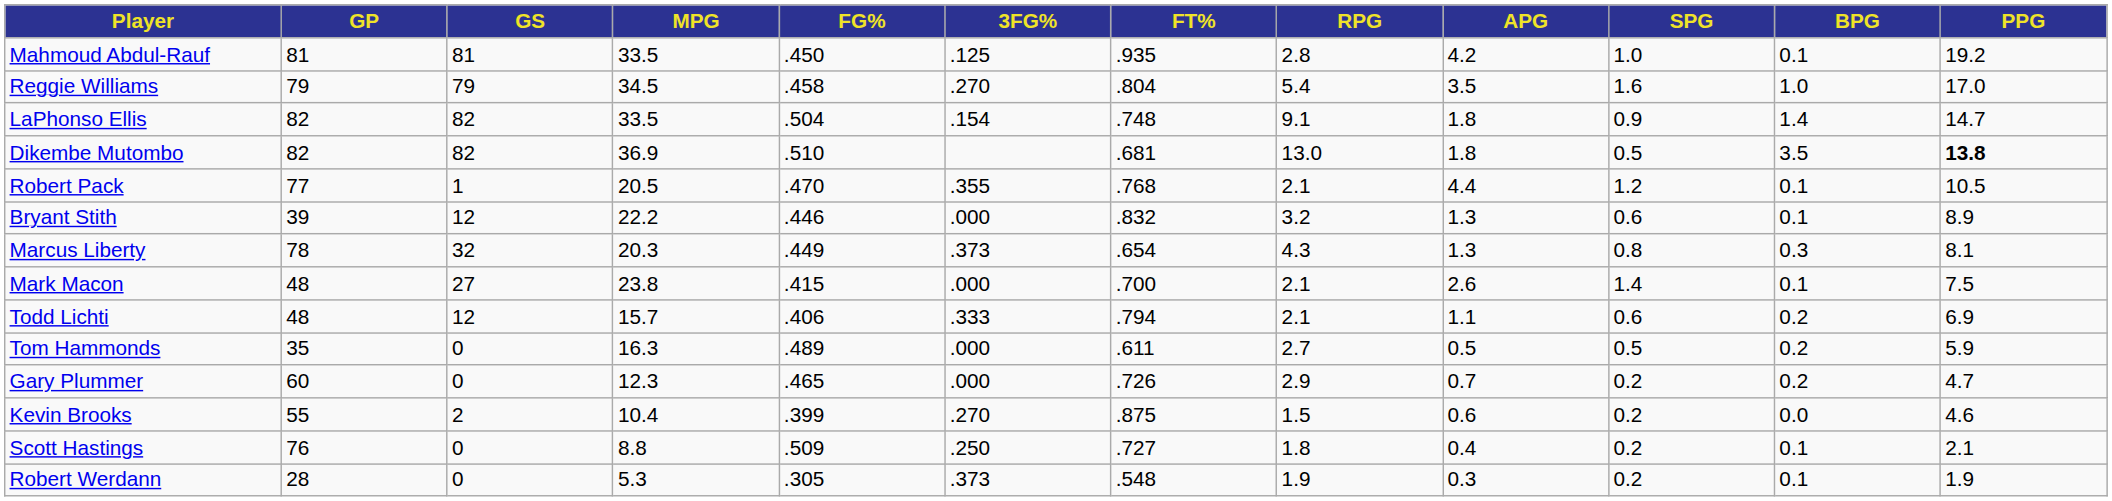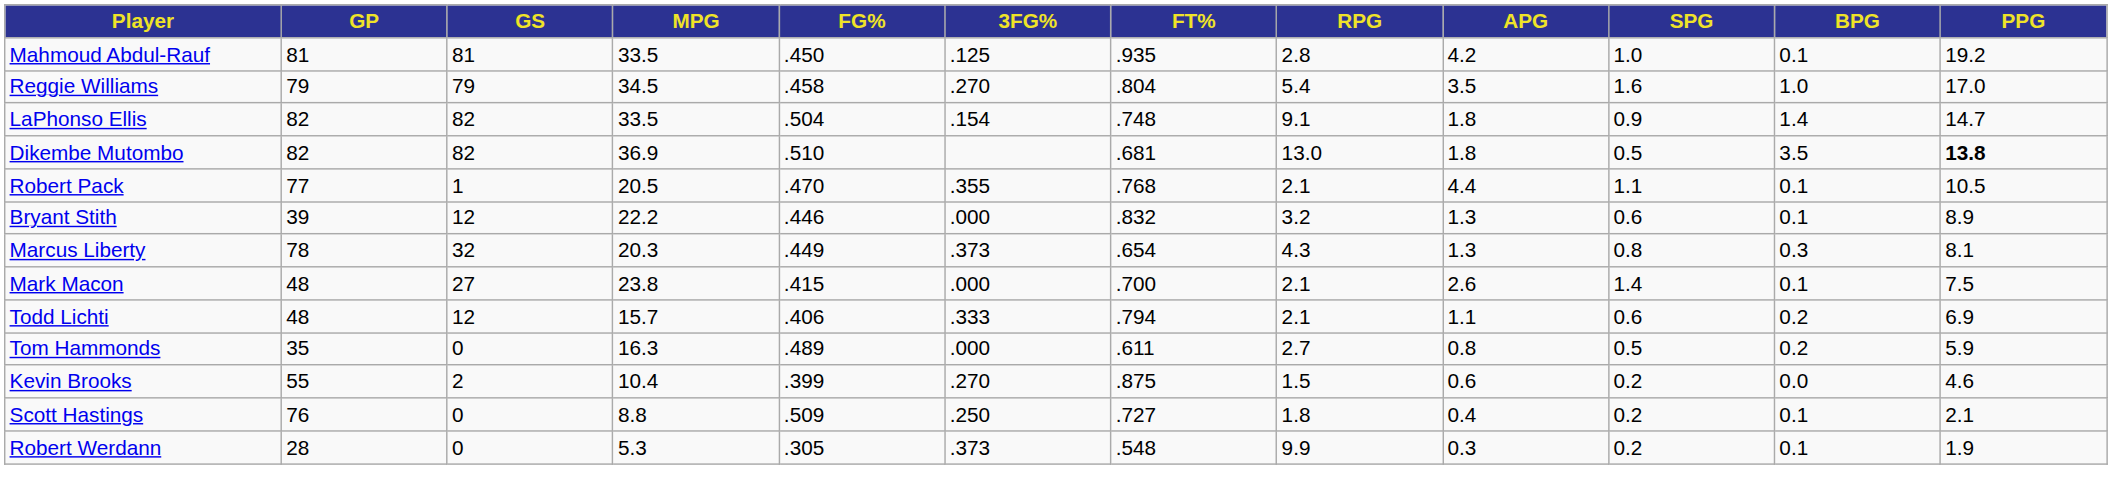(1628, 185) 1.2 -> (1628, 185) 1.1
(1462, 349) 0.5 -> (1462, 349) 0.8
- row: (76, 382)
(1296, 480) 1.9 -> (1296, 447) 9.9
